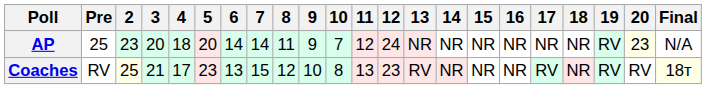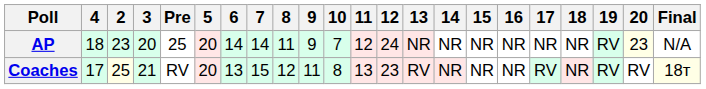columns swapped: (99, 17) <-> (181, 17)
(208, 70) 23 -> (208, 70) 20
(312, 70) 10 -> (312, 70) 11
